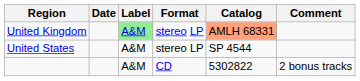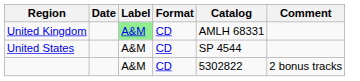(180, 31) stereo LP -> (164, 31) CD
(241, 31) lightsalmon background -> (231, 31) no background
(180, 48) stereo LP -> (164, 48) CD
